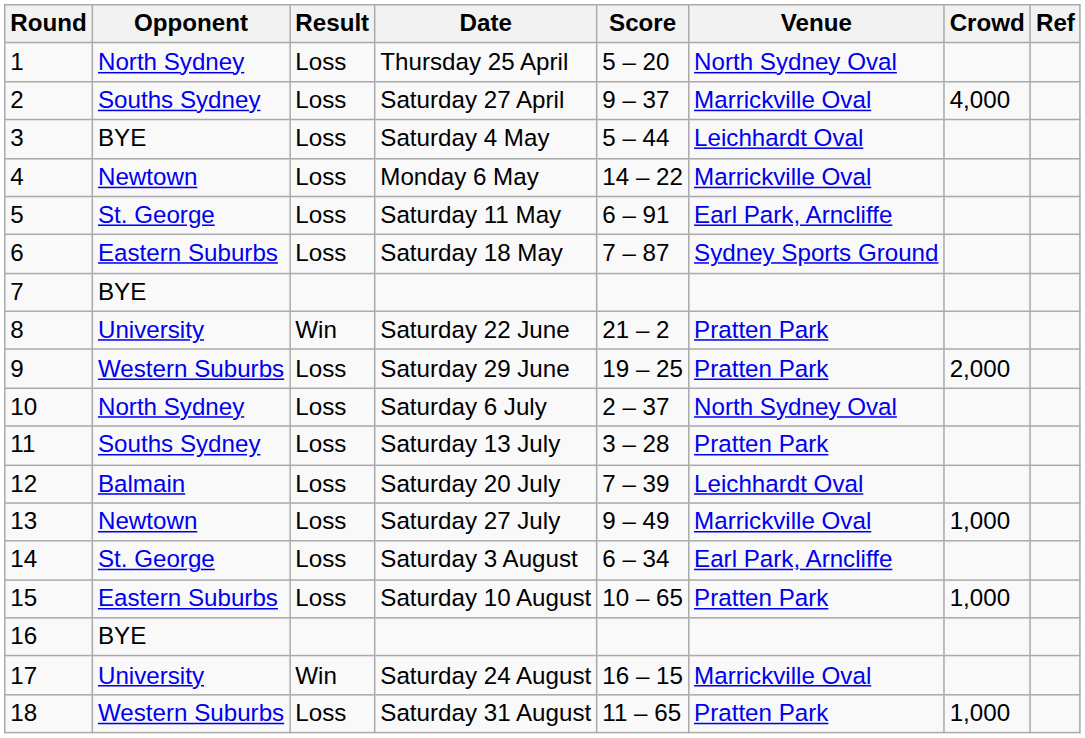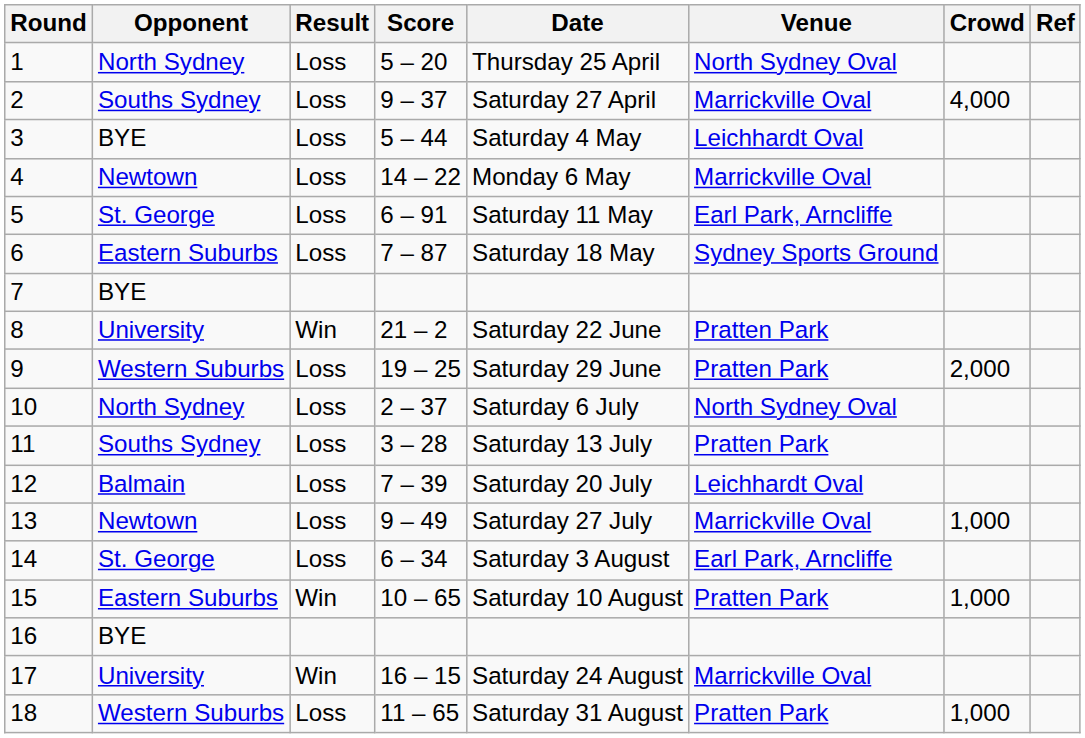columns swapped: (643, 23) <-> (486, 23)
(321, 598) Loss -> (316, 598) Win
